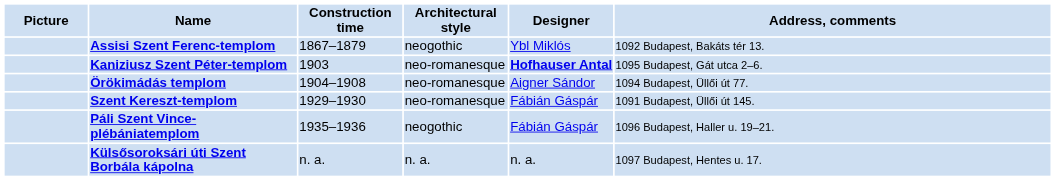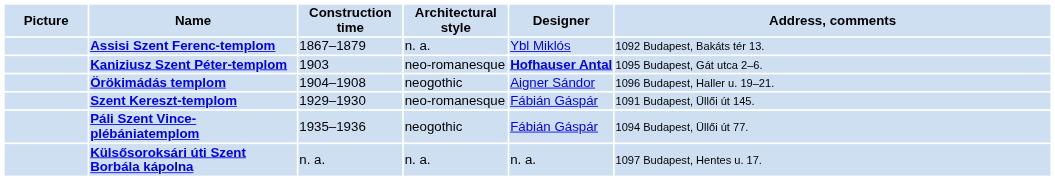(434, 46) neogothic -> (418, 46) n. a.
(455, 82) neo-romanesque -> (434, 82) neogothic
(682, 83) 1094 Budapest, Üllői út 77. -> (695, 83) 1096 Budapest, Haller u. 19–21.
(695, 127) 1096 Budapest, Haller u. 19–21. -> (682, 127) 1094 Budapest, Üllői út 77.
